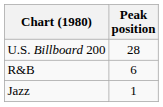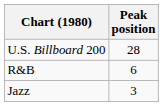(134, 91) 1 -> (134, 91) 3
